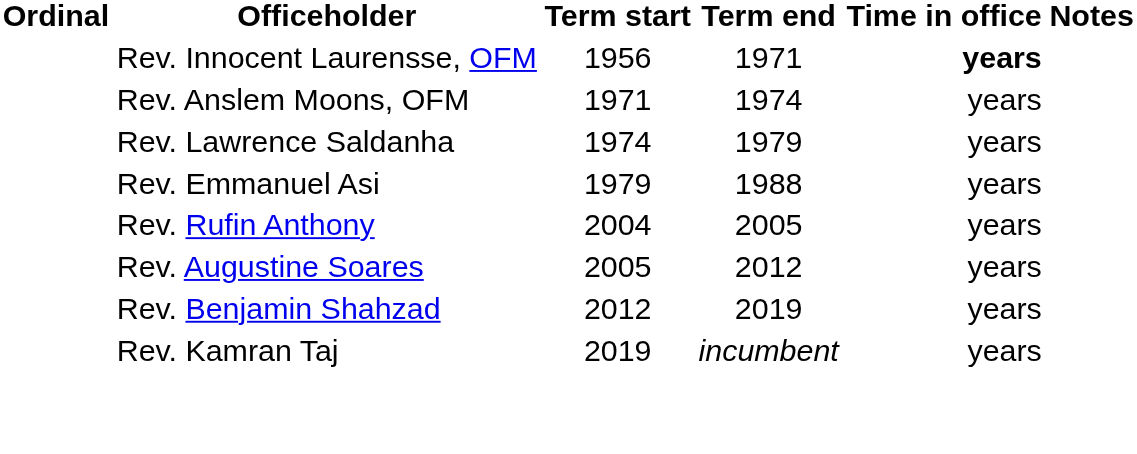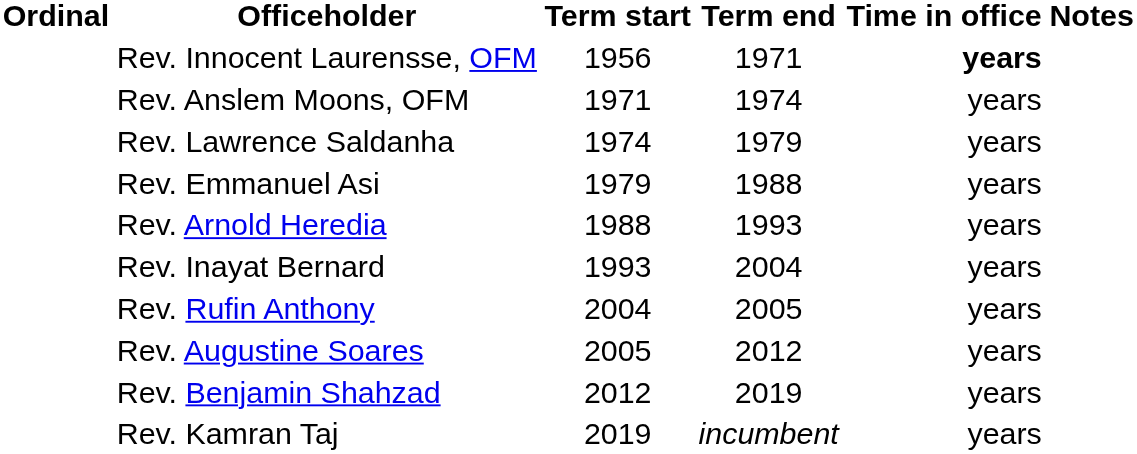+ row: (252, 225)
+ row: (251, 267)
